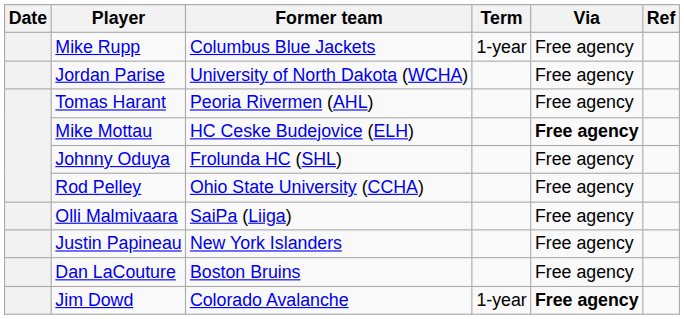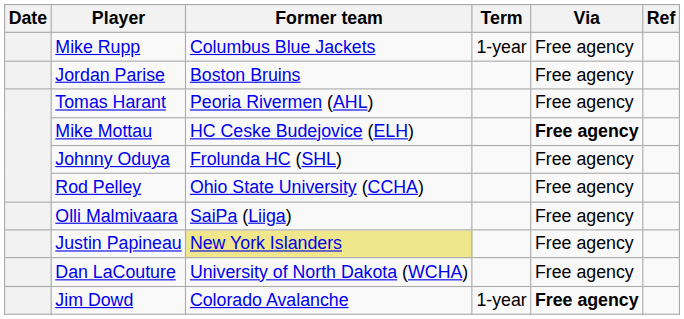(329, 74) University of North Dakota (WCHA) -> (245, 74) Boston Bruins
(266, 243) no background -> (266, 243) khaki background
(245, 272) Boston Bruins -> (329, 272) University of North Dakota (WCHA)
